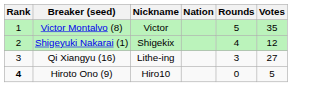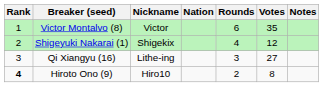+ column: (303, 12)
(236, 27) 5 -> (236, 27) 6
(236, 74) 0 -> (236, 74) 2
(272, 74) 5 -> (272, 74) 8
